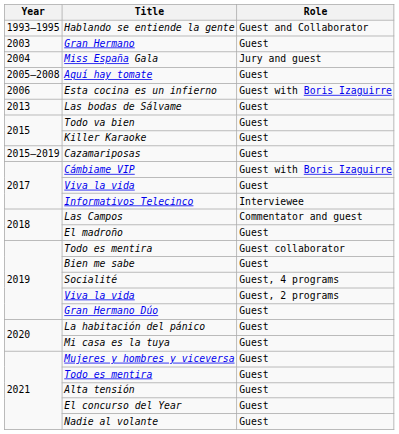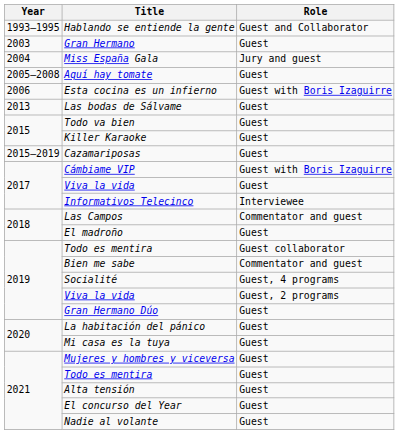(254, 265) Guest -> (301, 265) Commentator and guest
